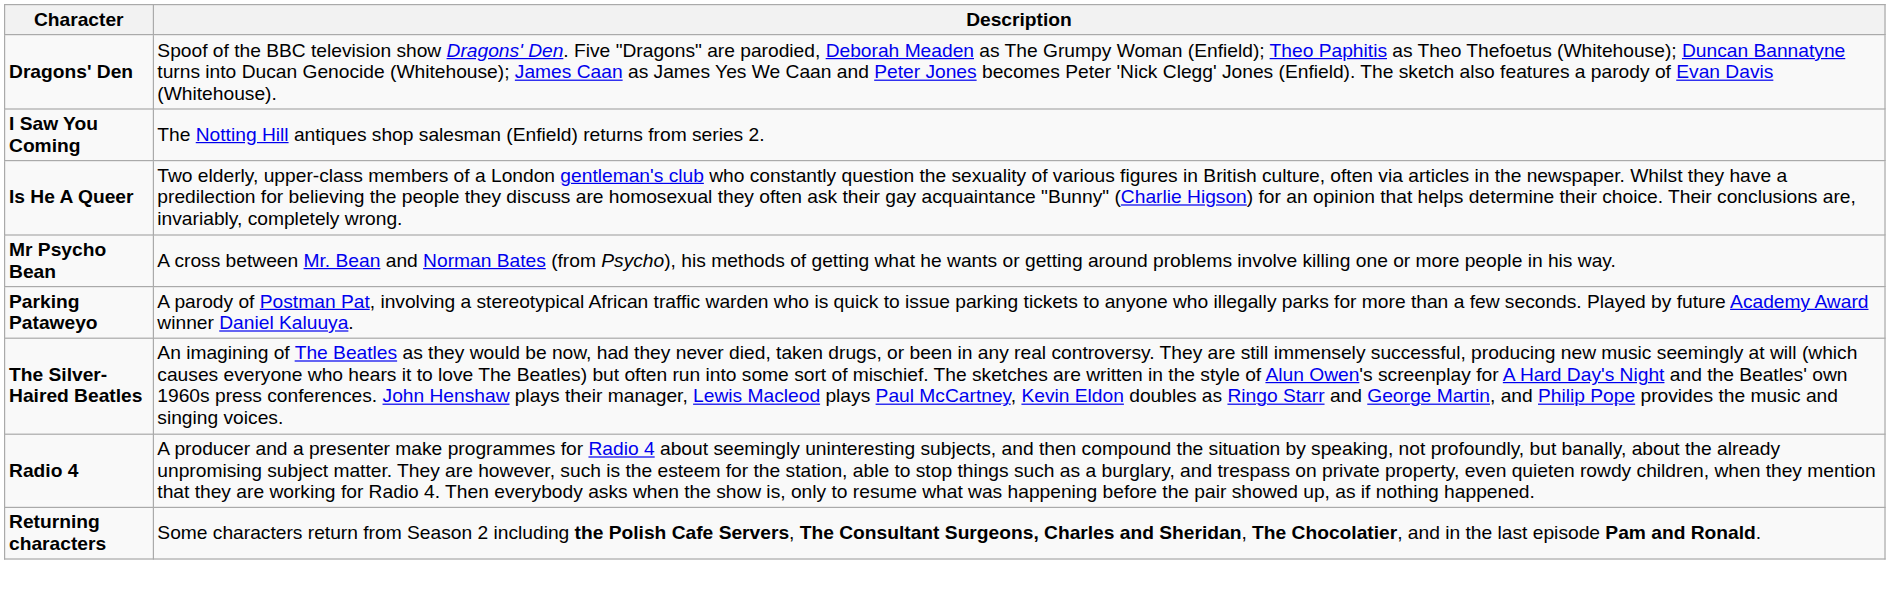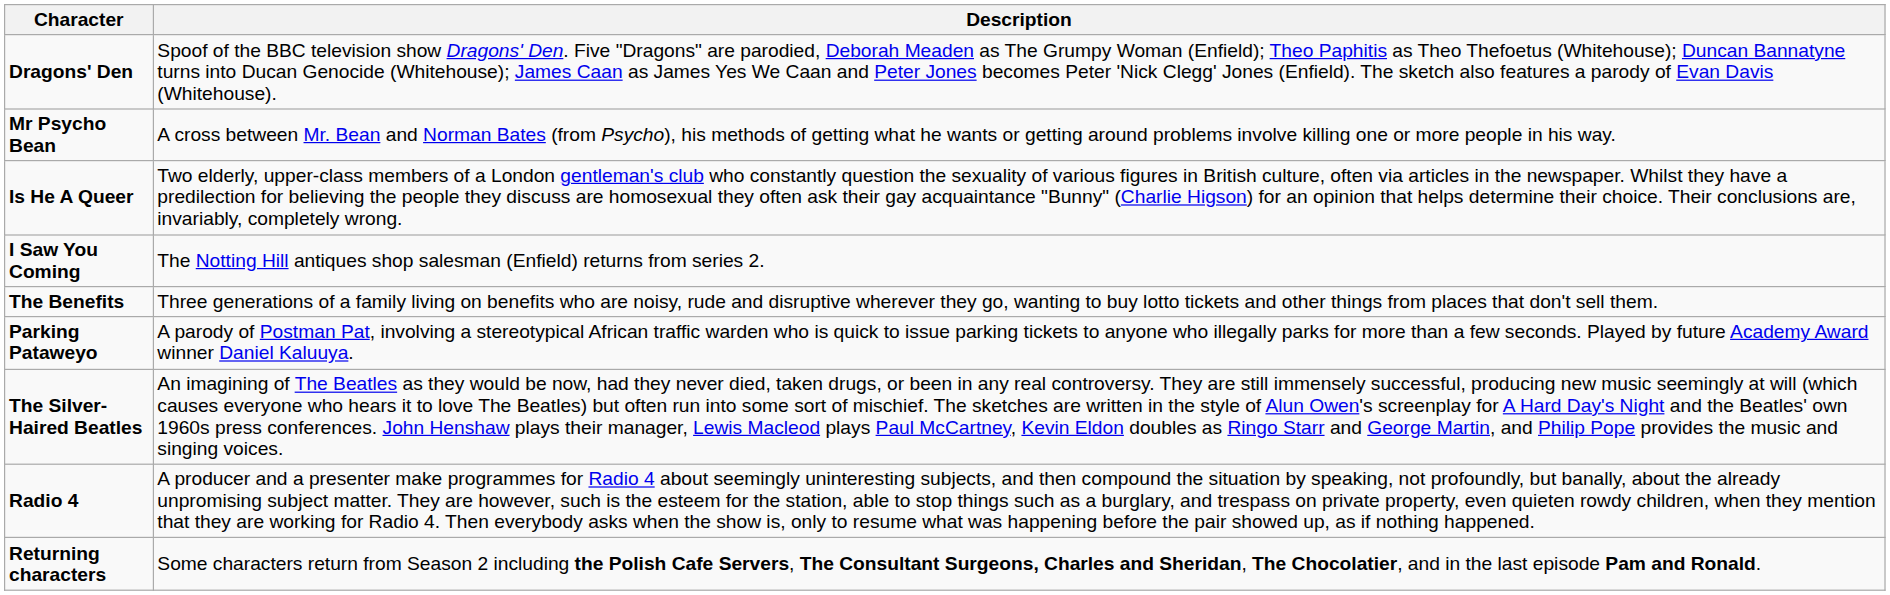rows swapped: (53, 134) <-> (58, 260)
+ row: (67, 301)
